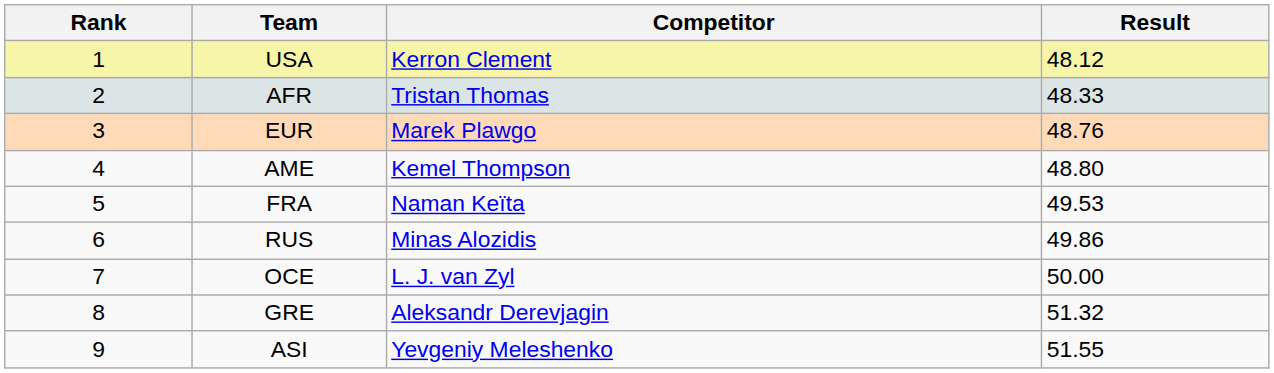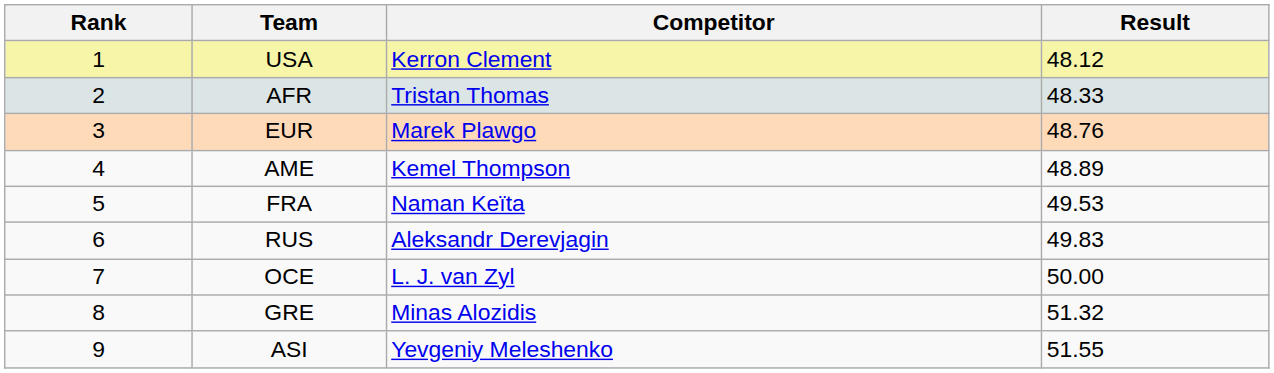(1075, 167) 48.80 -> (1075, 167) 48.89
(464, 240) Minas Alozidis -> (500, 240) Aleksandr Derevjagin
(1075, 240) 49.86 -> (1075, 240) 49.83
(500, 312) Aleksandr Derevjagin -> (464, 312) Minas Alozidis
